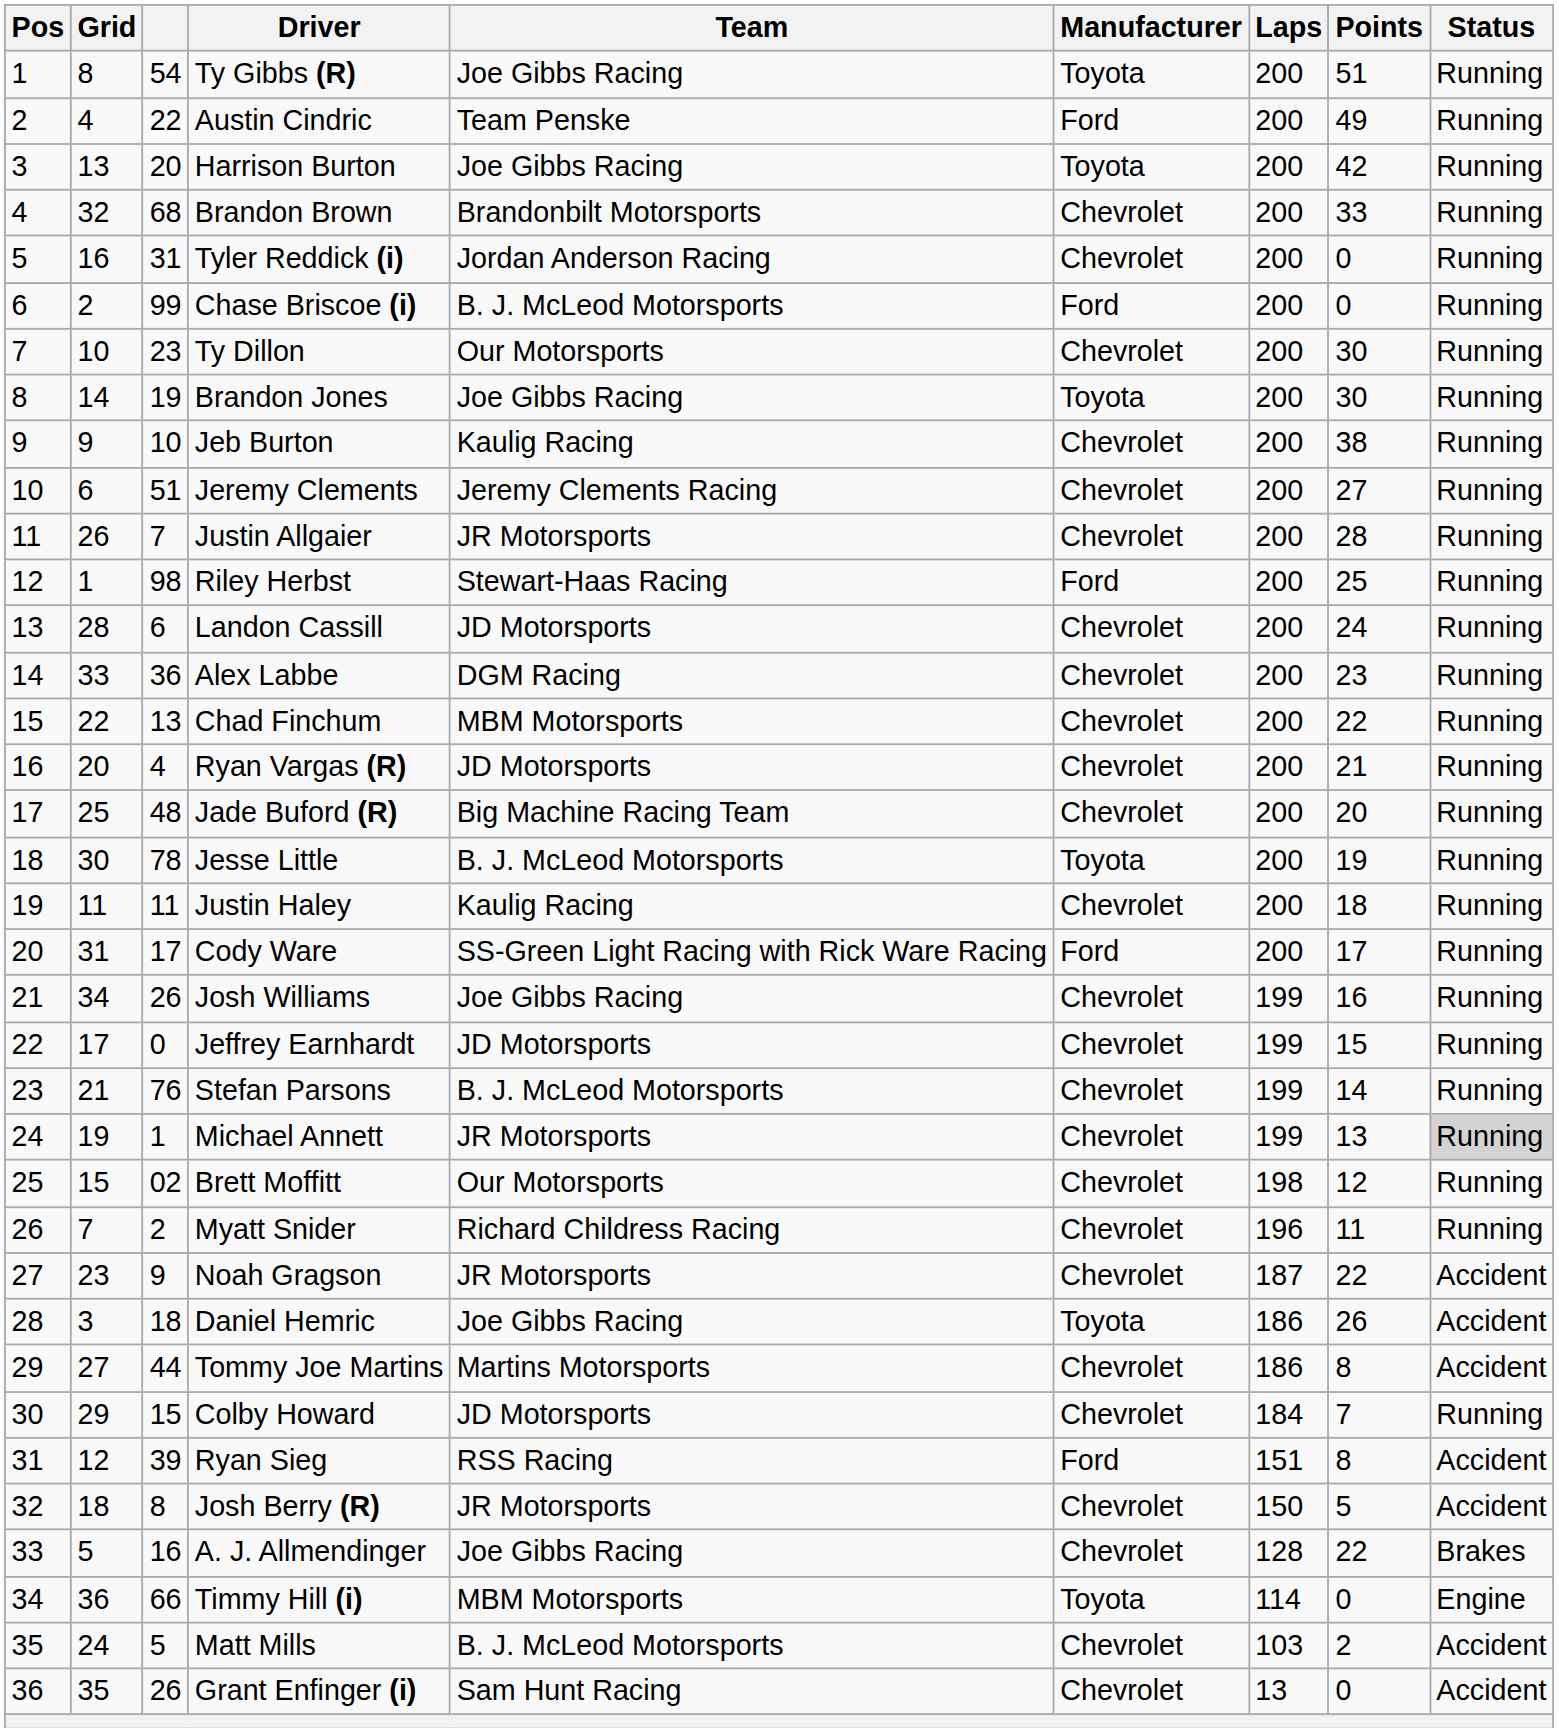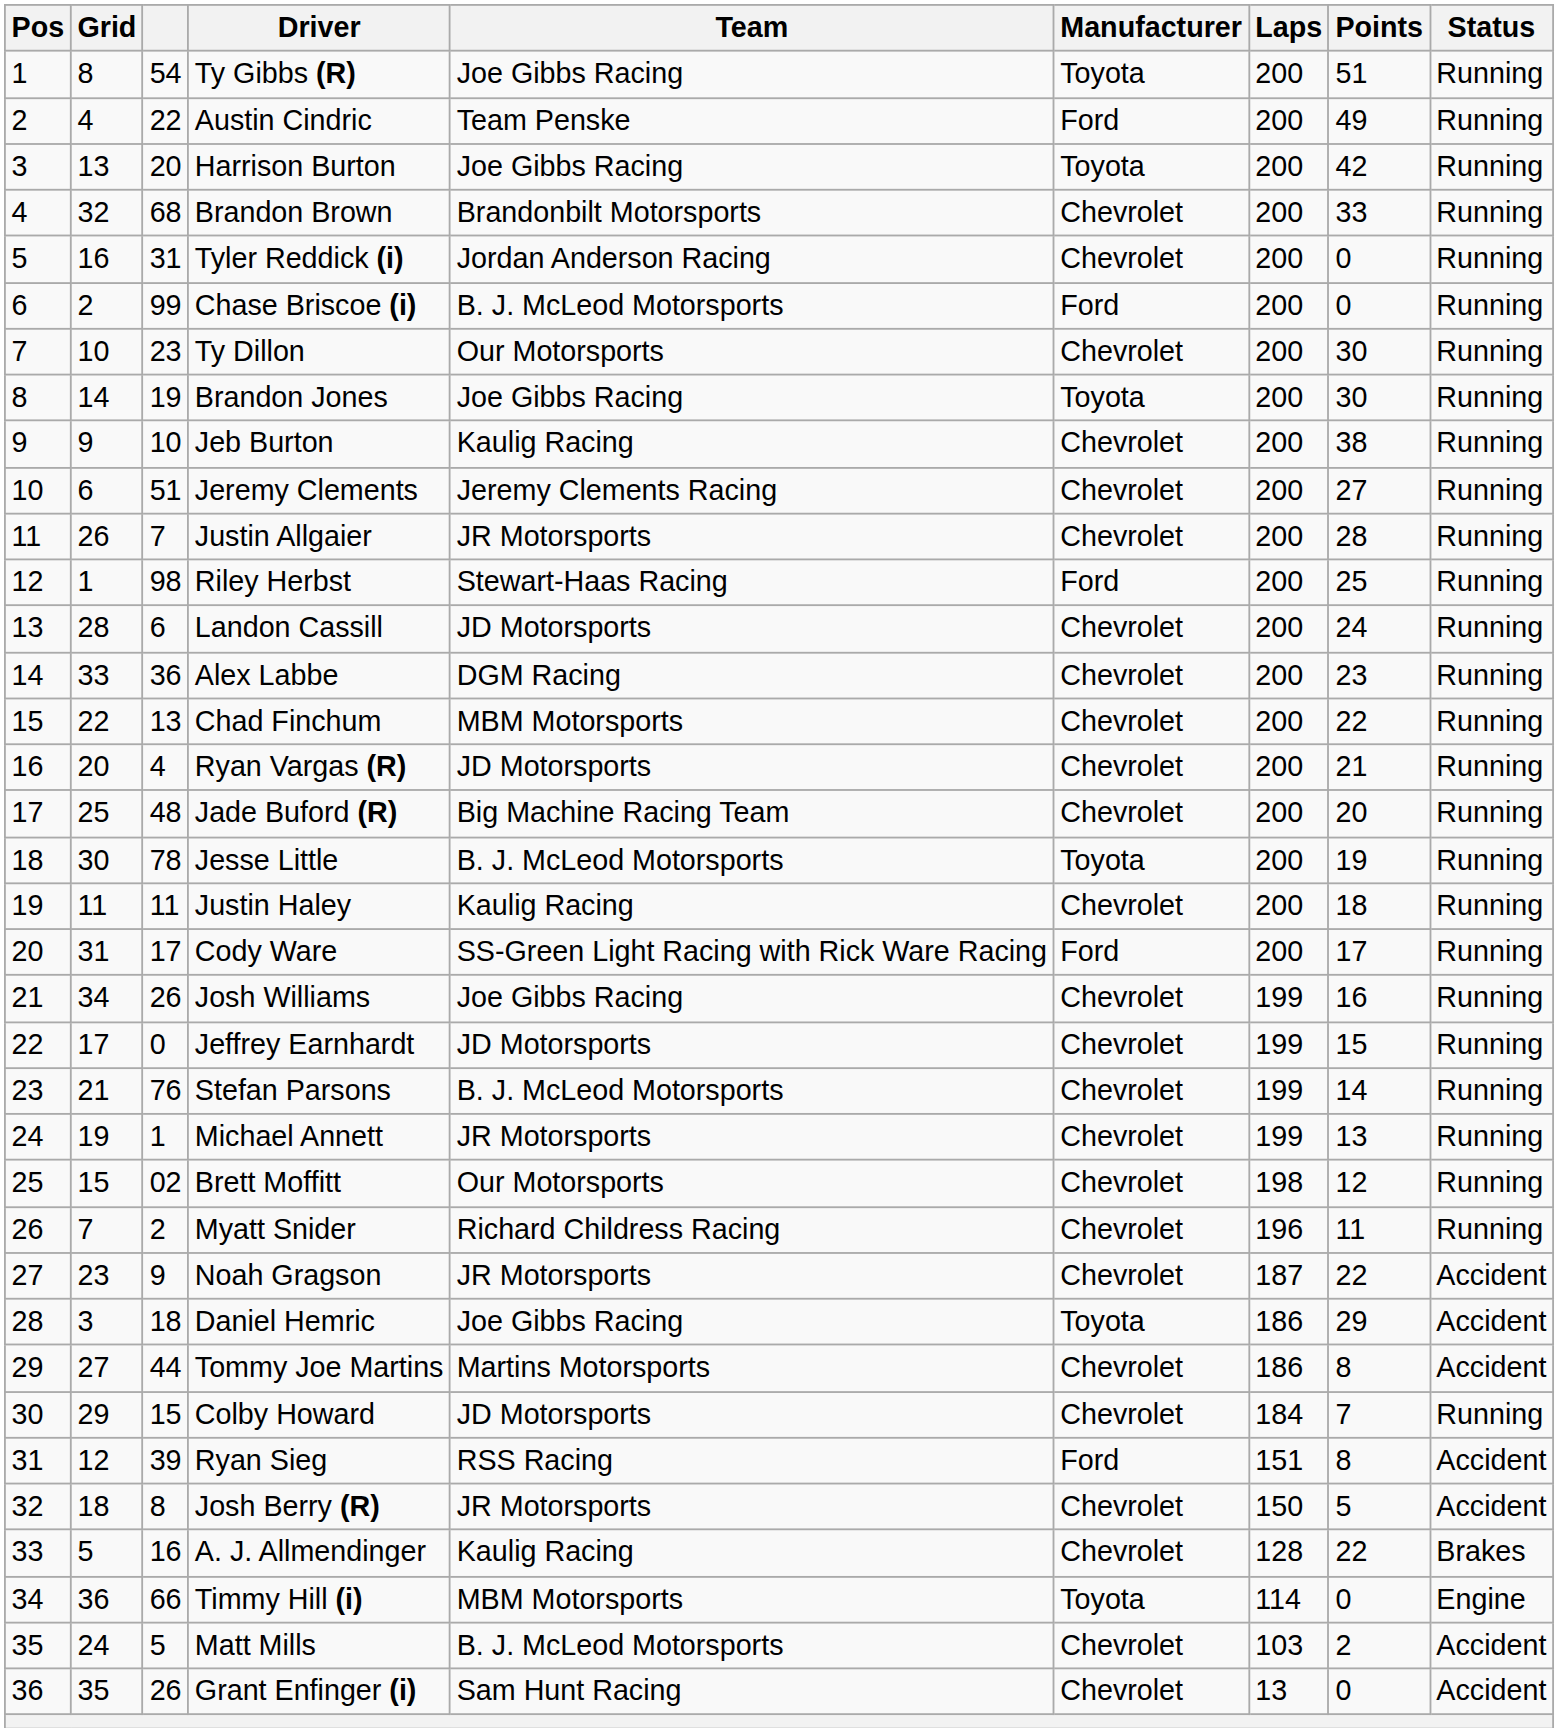(1490, 1136) lightgrey background -> (1490, 1136) no background
(1351, 1321) 26 -> (1351, 1321) 29
(570, 1552) Joe Gibbs Racing -> (545, 1552) Kaulig Racing
